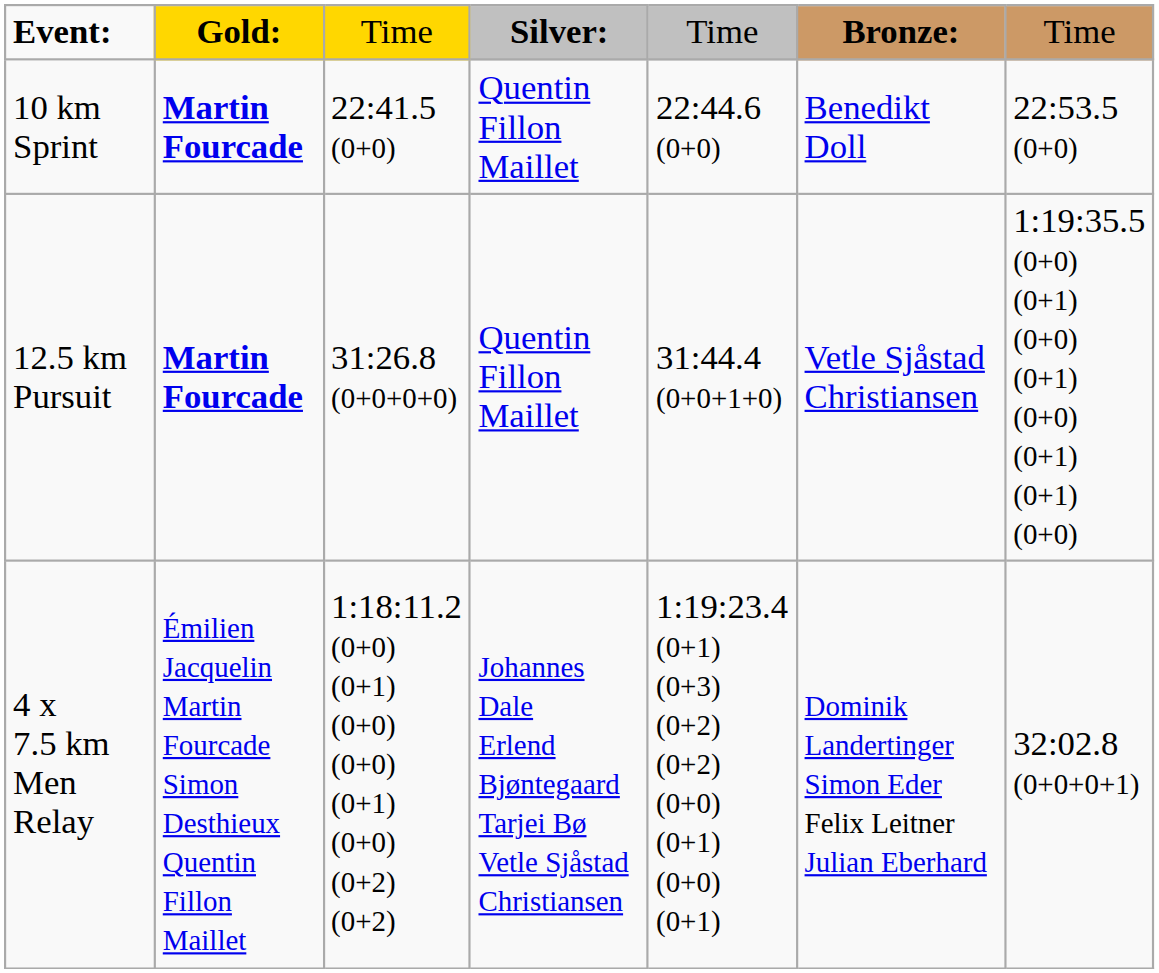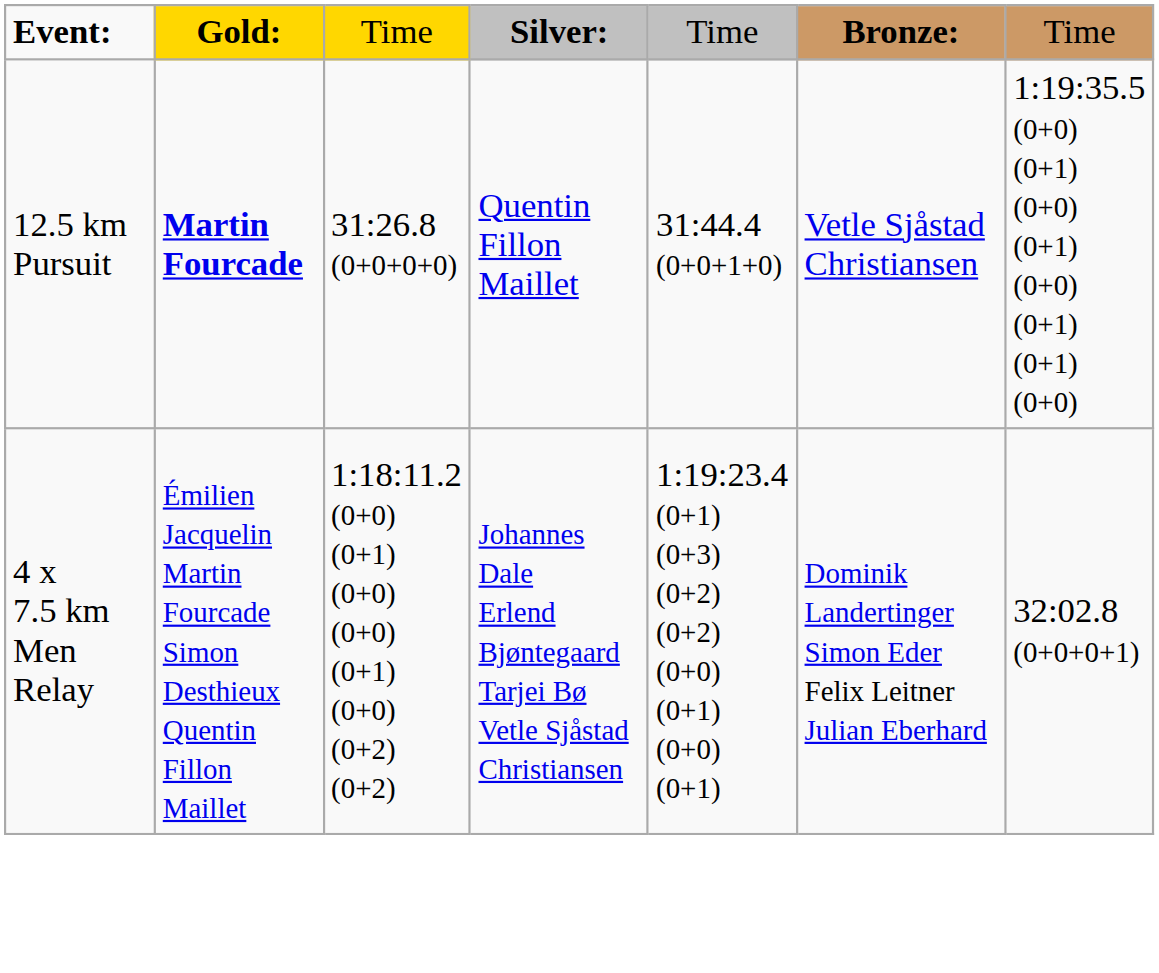- row: (57, 126)
